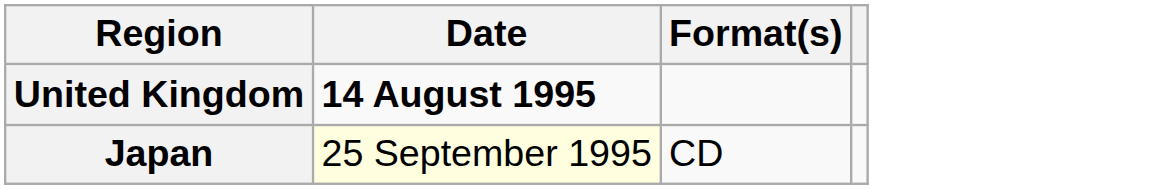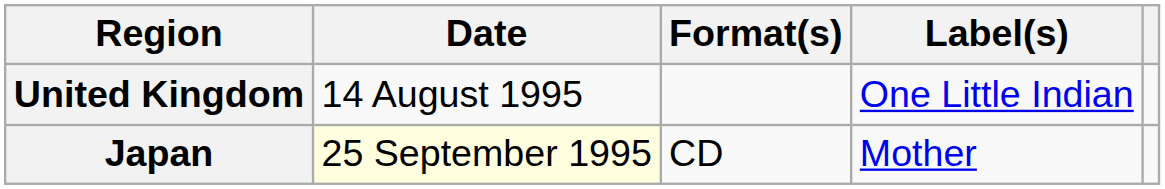+ column: (997, 34)
(459, 93) bold -> (452, 93) normal
